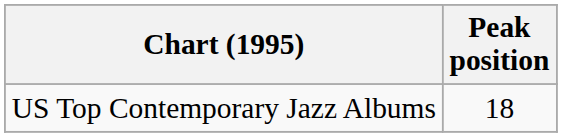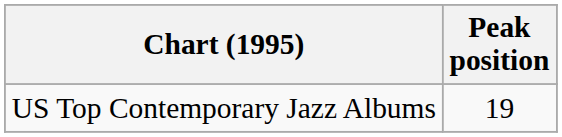(499, 107) 18 -> (499, 107) 19
